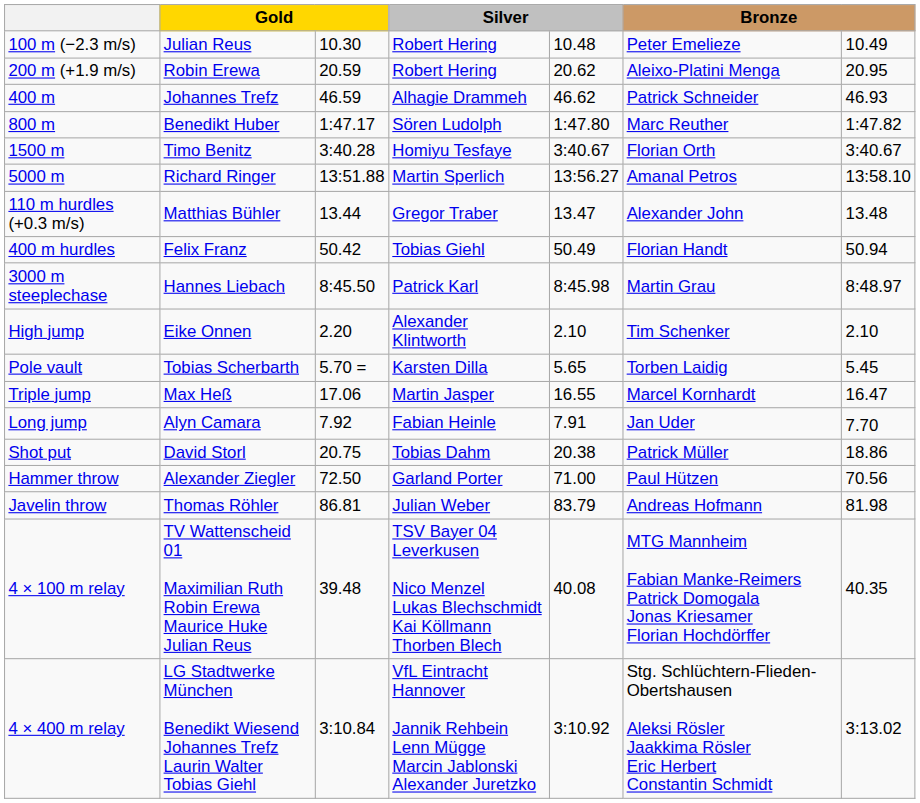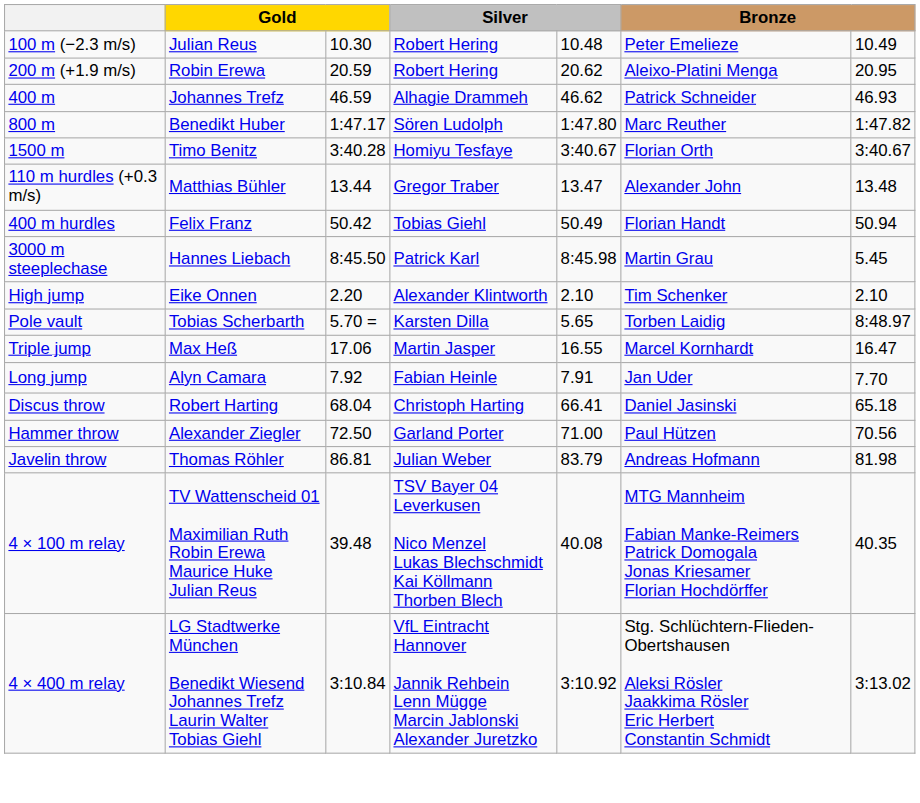- row: (36, 177)
(874, 285) 8:48.97 -> (871, 259) 5.45
(862, 367) 5.45 -> (883, 322) 8:48.97
- row: (40, 452)
+ row: (56, 406)
